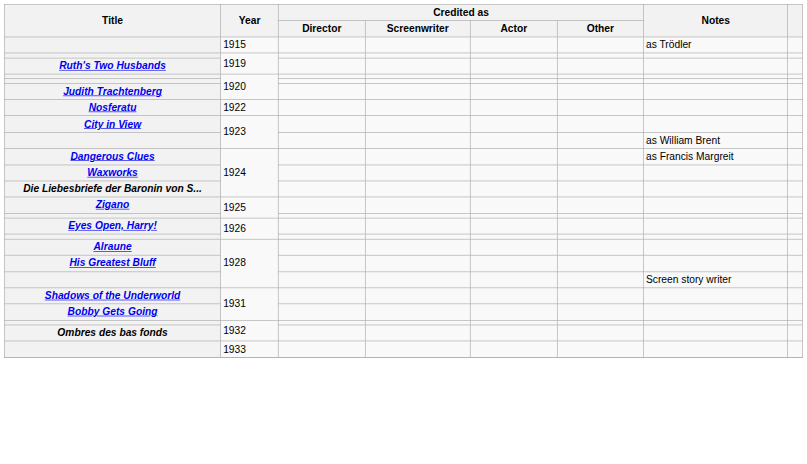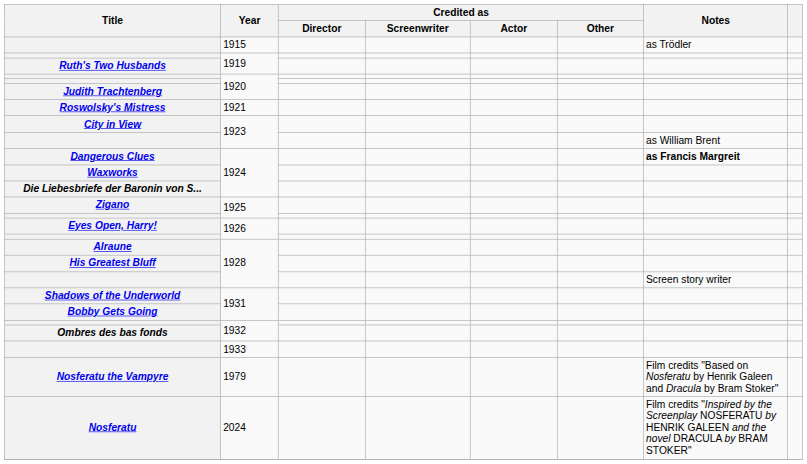+ row: (113, 107)
- row: (113, 107)
(690, 156) normal -> (693, 156) bold
+ row: (113, 377)
+ row: (113, 428)
